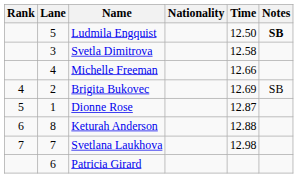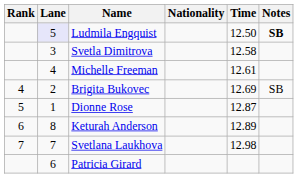(53, 32) no background -> (53, 32) lavender background
(243, 70) 12.66 -> (243, 70) 12.61
(243, 126) 12.88 -> (243, 126) 12.89
